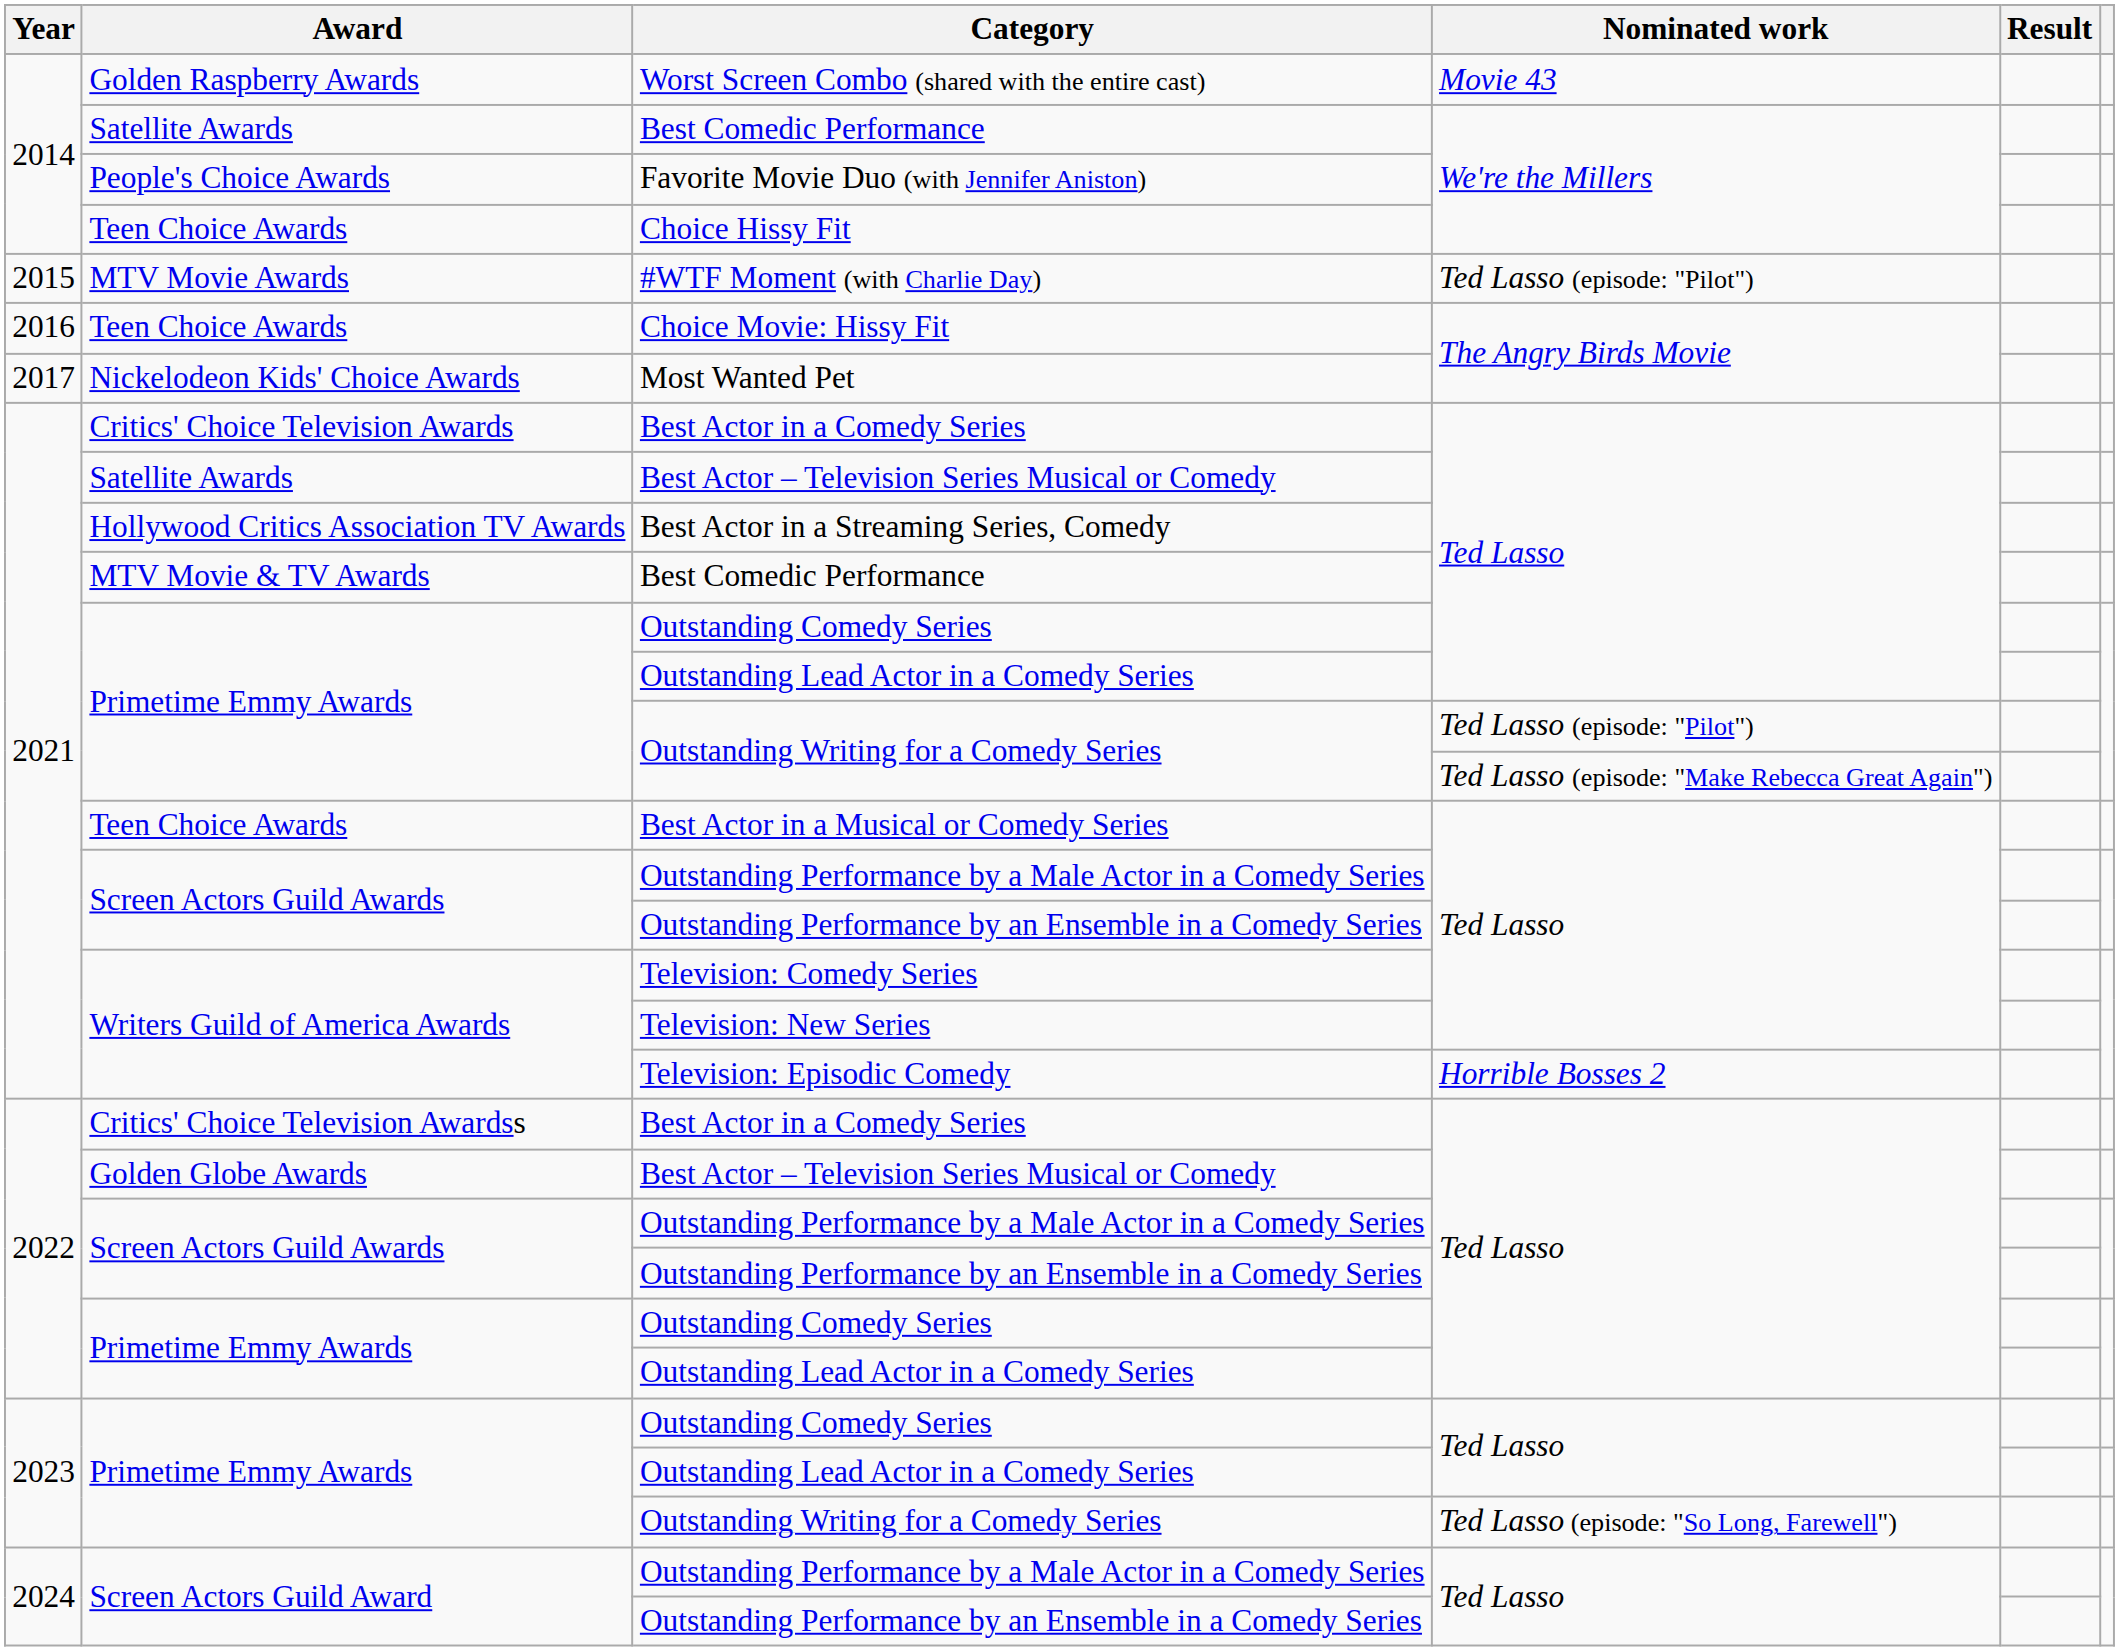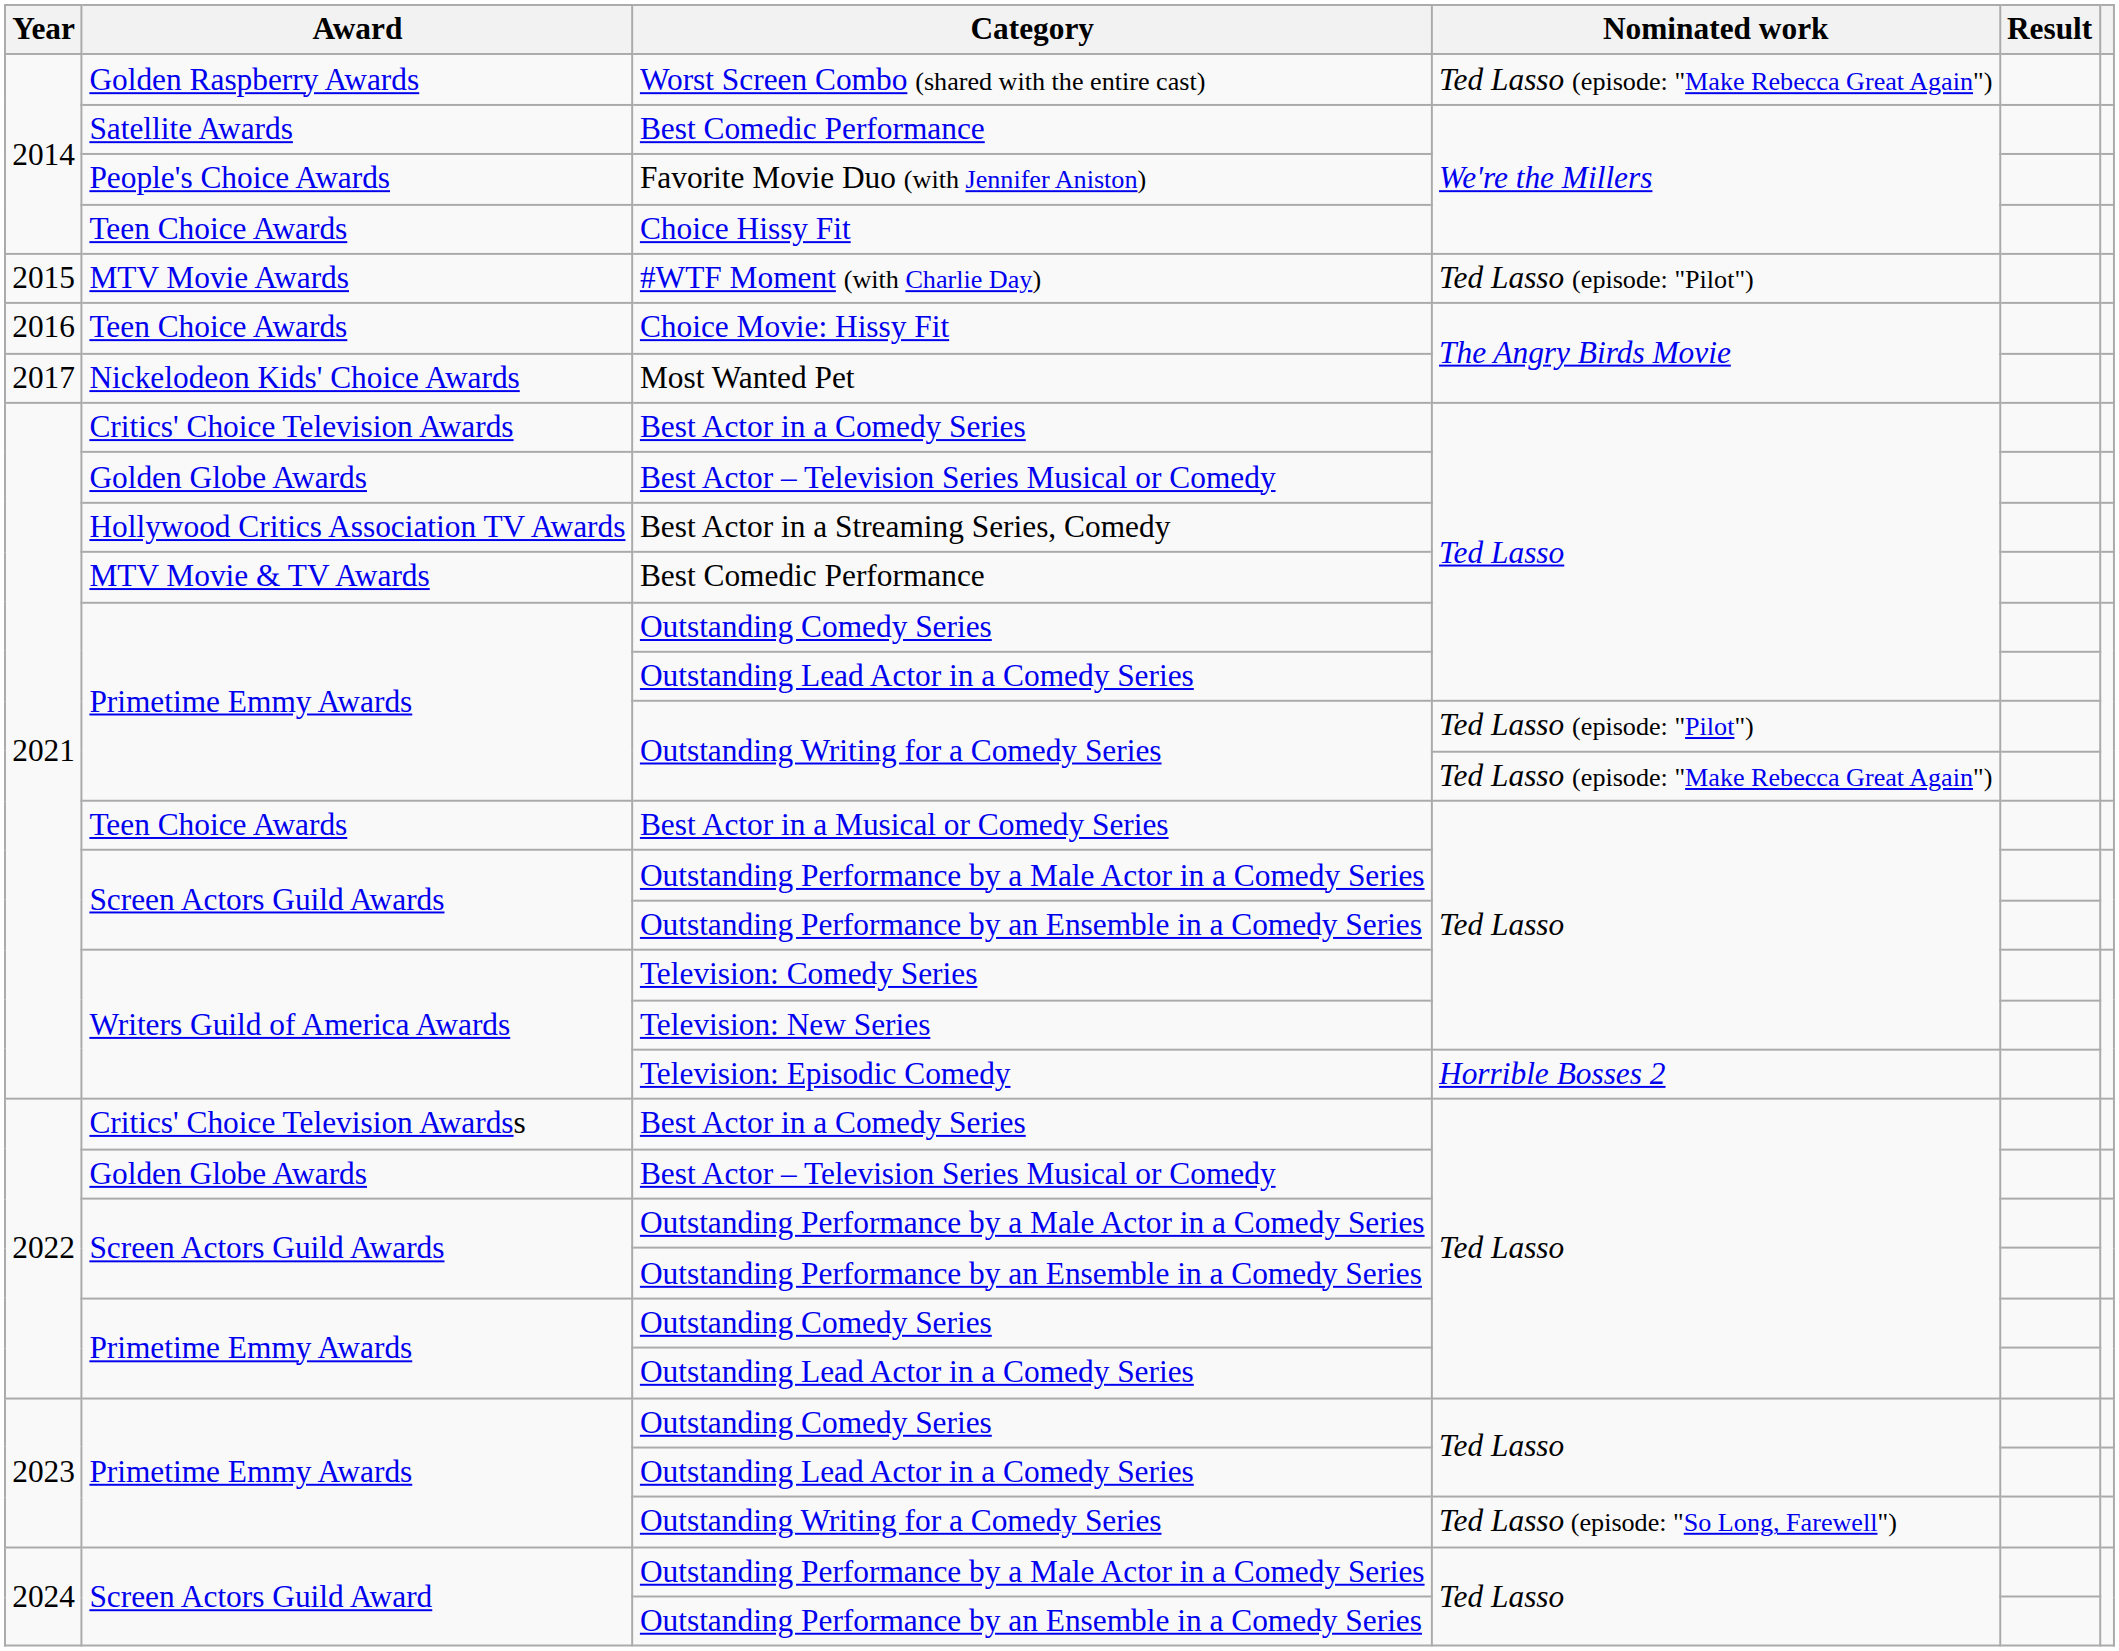(1498, 79) Movie 43 -> (1716, 79) Ted Lasso (episode: "Make Rebecca Great Again")
(191, 476) Satellite Awards -> (228, 476) Golden Globe Awards
